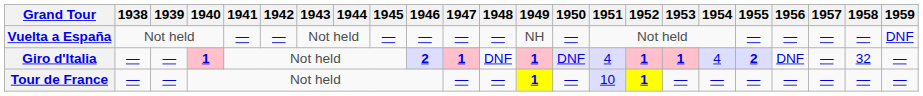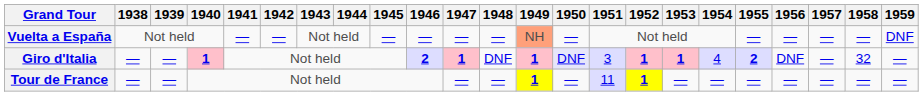(535, 36) no background -> (535, 36) lightsalmon background
(608, 58) 4 -> (608, 58) 3
(608, 79) 10 -> (608, 79) 11
